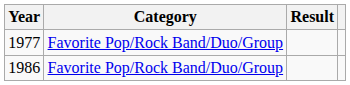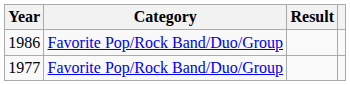rows swapped: (24, 42) <-> (24, 67)
